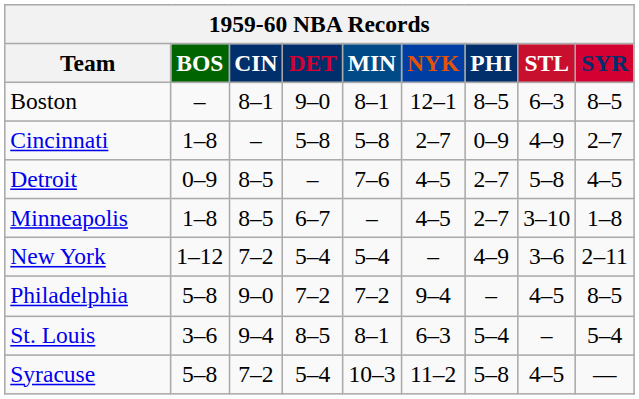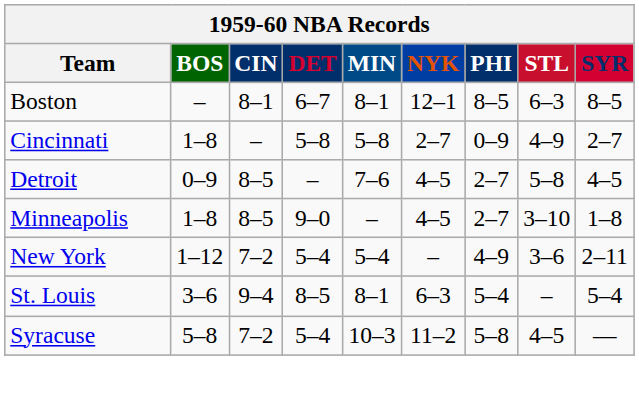(313, 101) 9–0 -> (313, 101) 6–7
(313, 218) 6–7 -> (313, 218) 9–0
- row: (69, 296)
